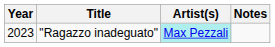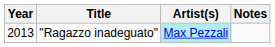(20, 33) 2023 -> (20, 33) 2013
